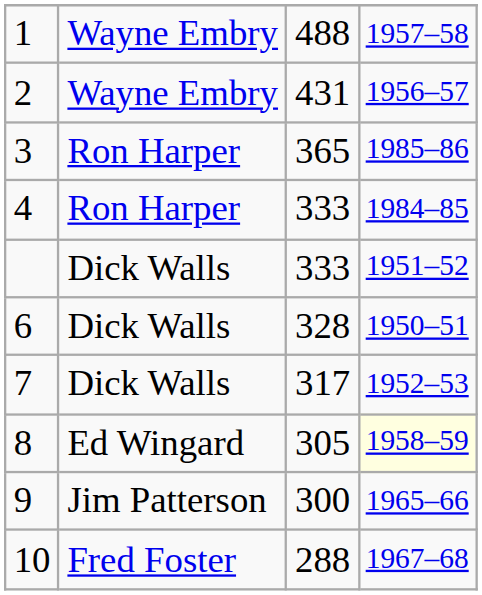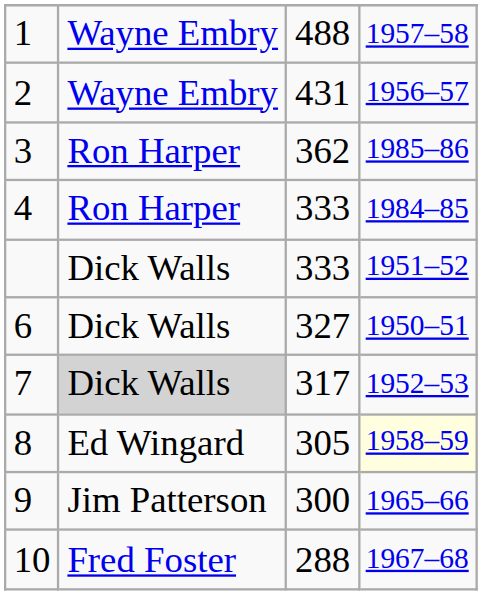(323, 150) 365 -> (323, 150) 362
(323, 325) 328 -> (323, 325) 327
(149, 383) no background -> (149, 383) lightgrey background
